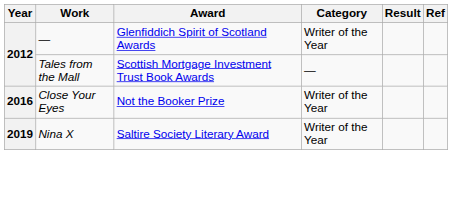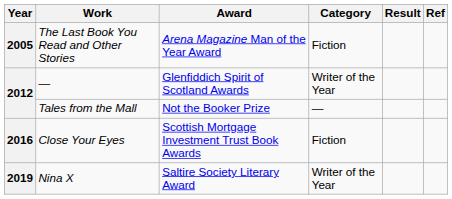+ row: (88, 45)
(194, 70) Scottish Mortgage Investment Trust Book Awards -> (216, 108) Not the Booker Prize
(171, 102) Not the Booker Prize -> (220, 140) Scottish Mortgage Investment Trust Book Awards
(336, 102) Writer of the Year -> (329, 140) Fiction
